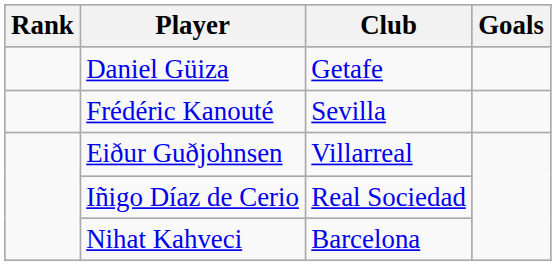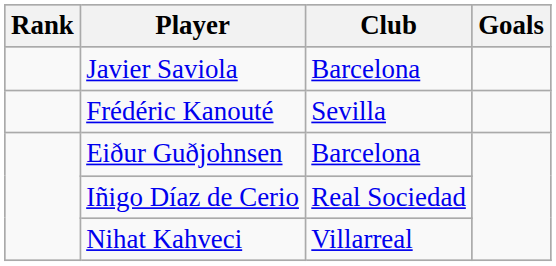+ row: (162, 68)
- row: (157, 68)
(362, 153) Villarreal -> (366, 153) Barcelona
(366, 238) Barcelona -> (362, 238) Villarreal
